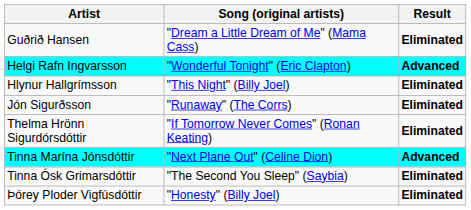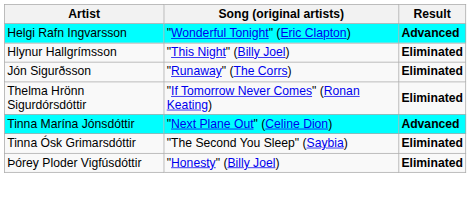- row: (48, 40)
